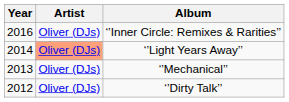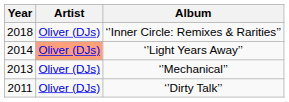(20, 32) 2016 -> (20, 32) 2018
(20, 87) 2012 -> (20, 87) 2011
